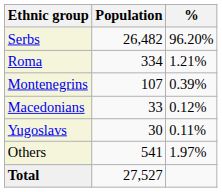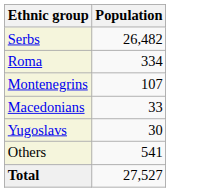- column: (191, 15)
